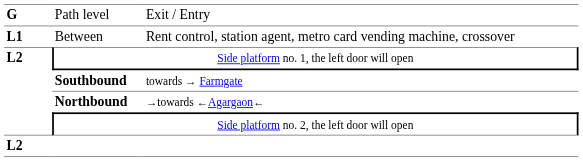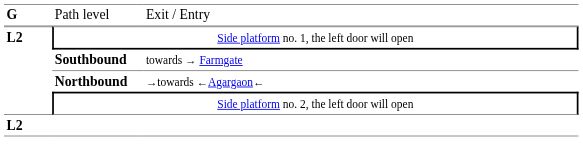- row: (79, 36)
